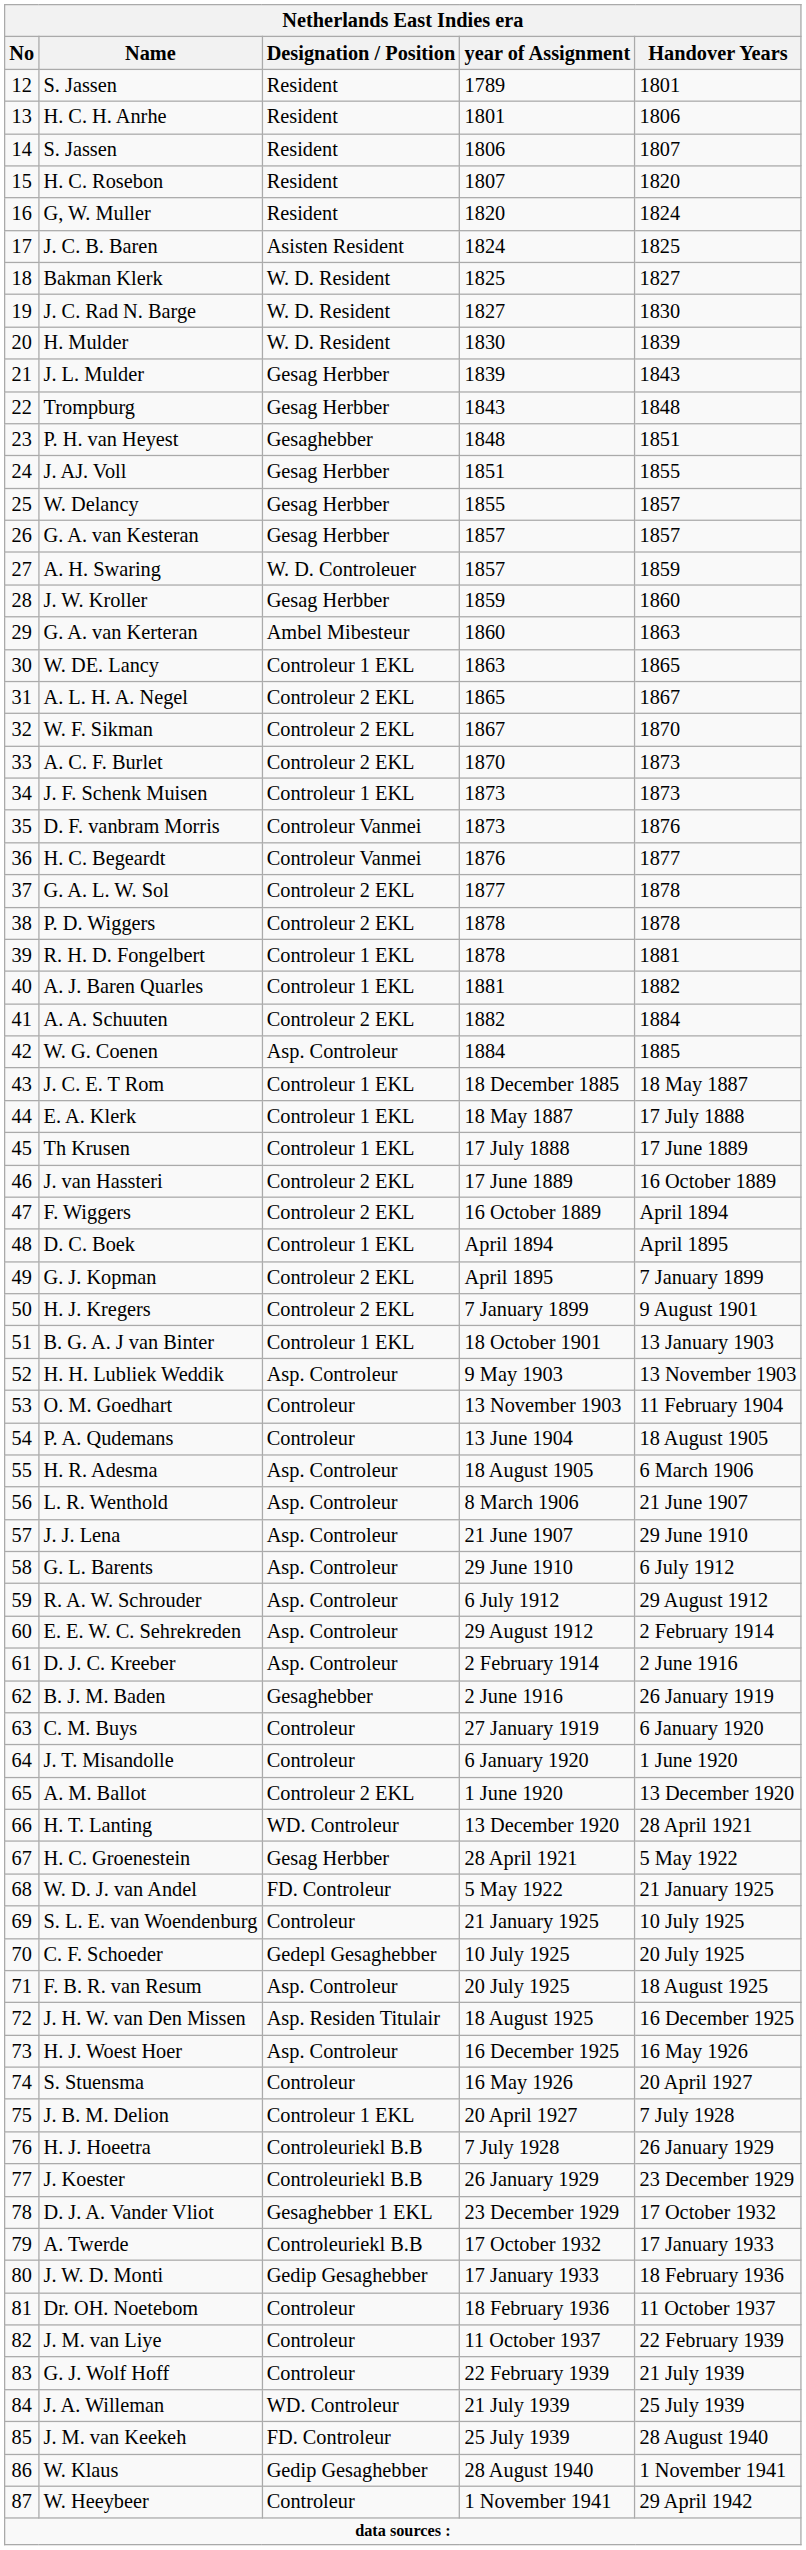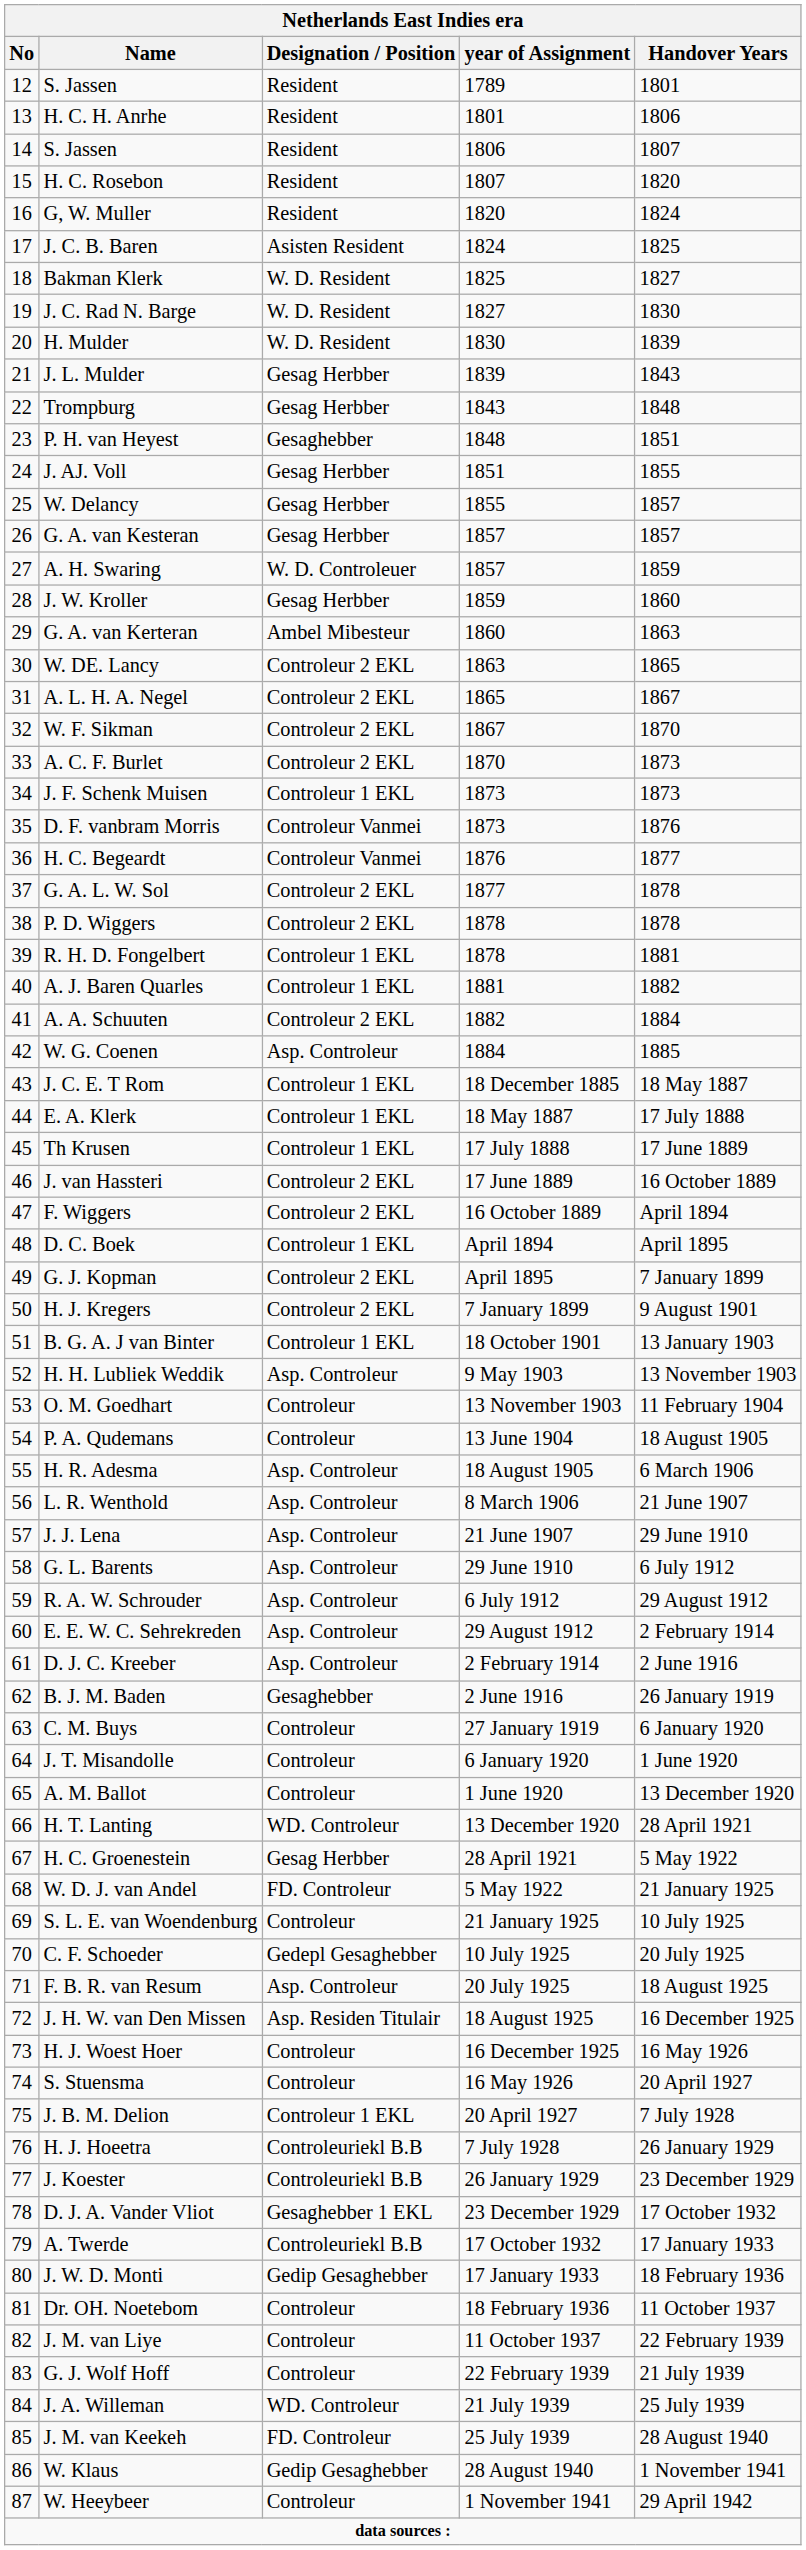(341, 665) Controleur 1 EKL -> (341, 665) Controleur 2 EKL
(341, 1793) Controleur 2 EKL -> (311, 1793) Controleur
(332, 2050) Asp. Controleur -> (311, 2050) Controleur
